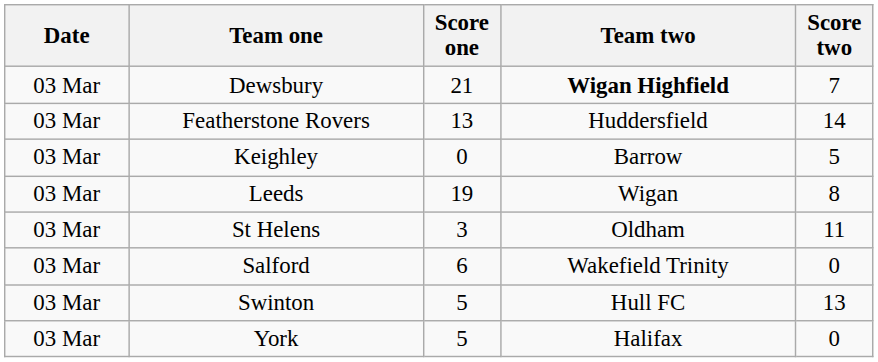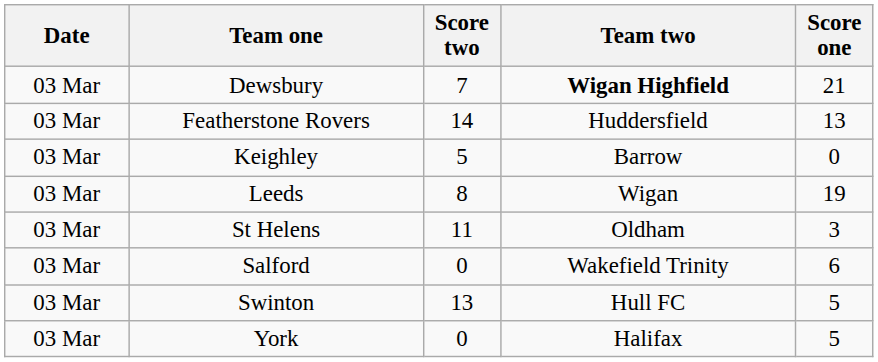columns swapped: (462, 35) <-> (834, 35)
